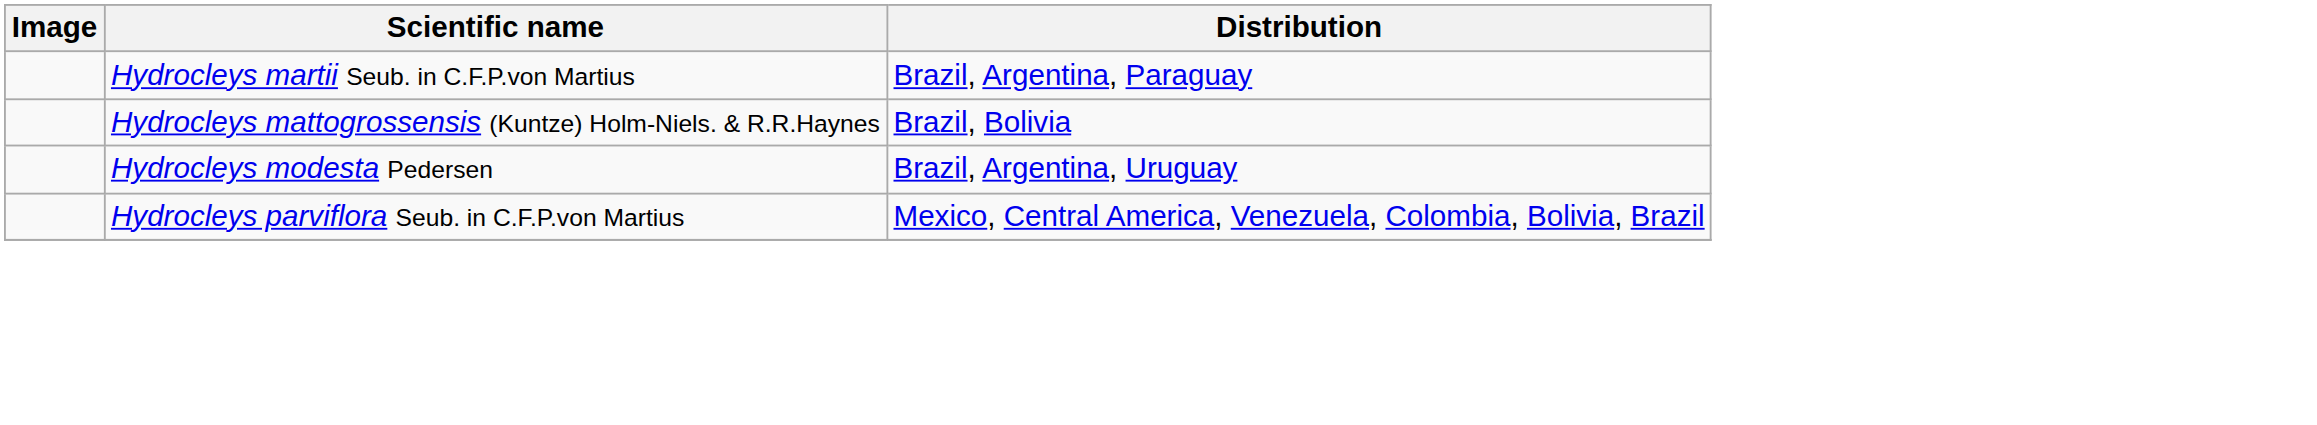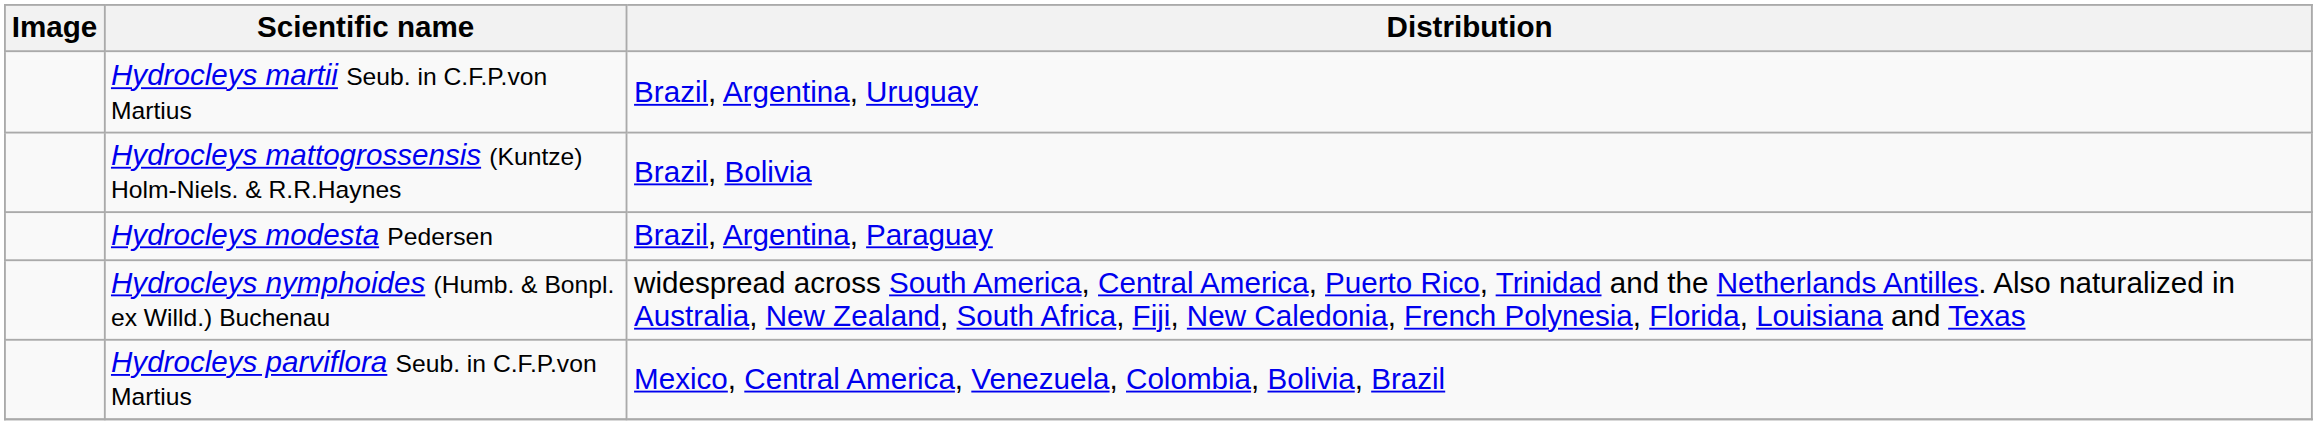(1073, 74) Brazil, Argentina, Paraguay -> (806, 91) Brazil, Argentina, Uruguay
(1065, 168) Brazil, Argentina, Uruguay -> (813, 235) Brazil, Argentina, Paraguay
+ row: (363, 298)
